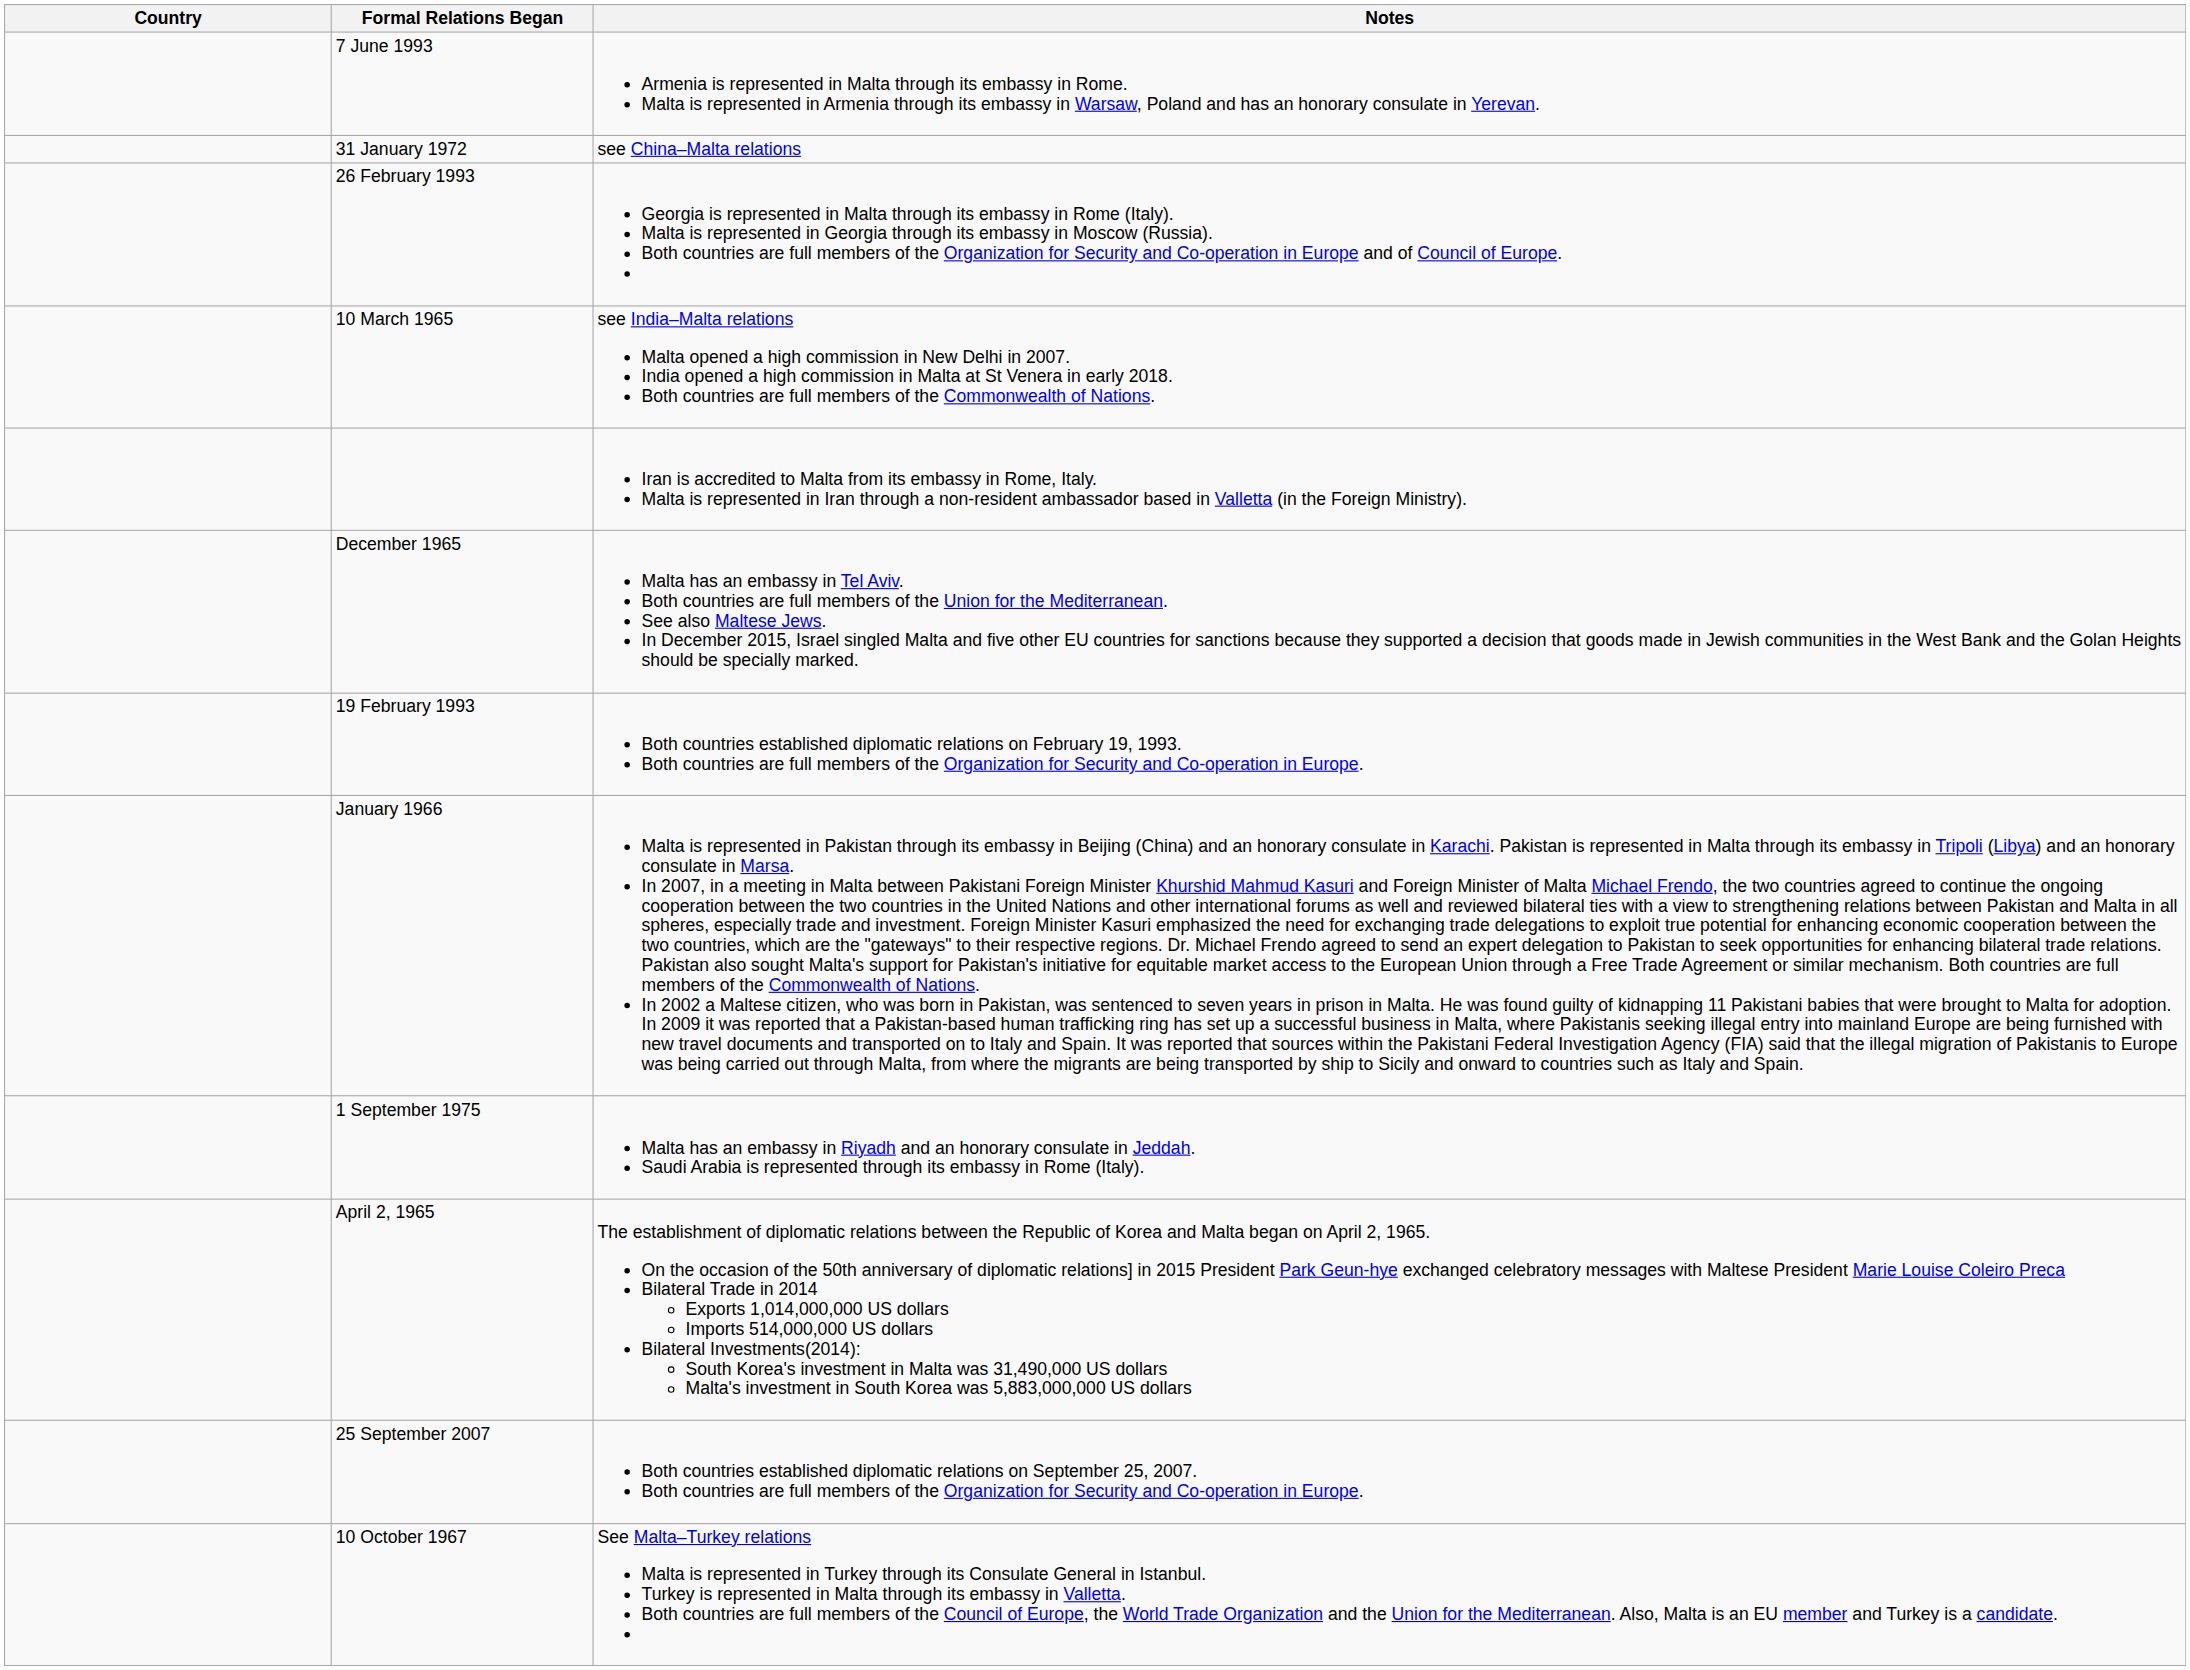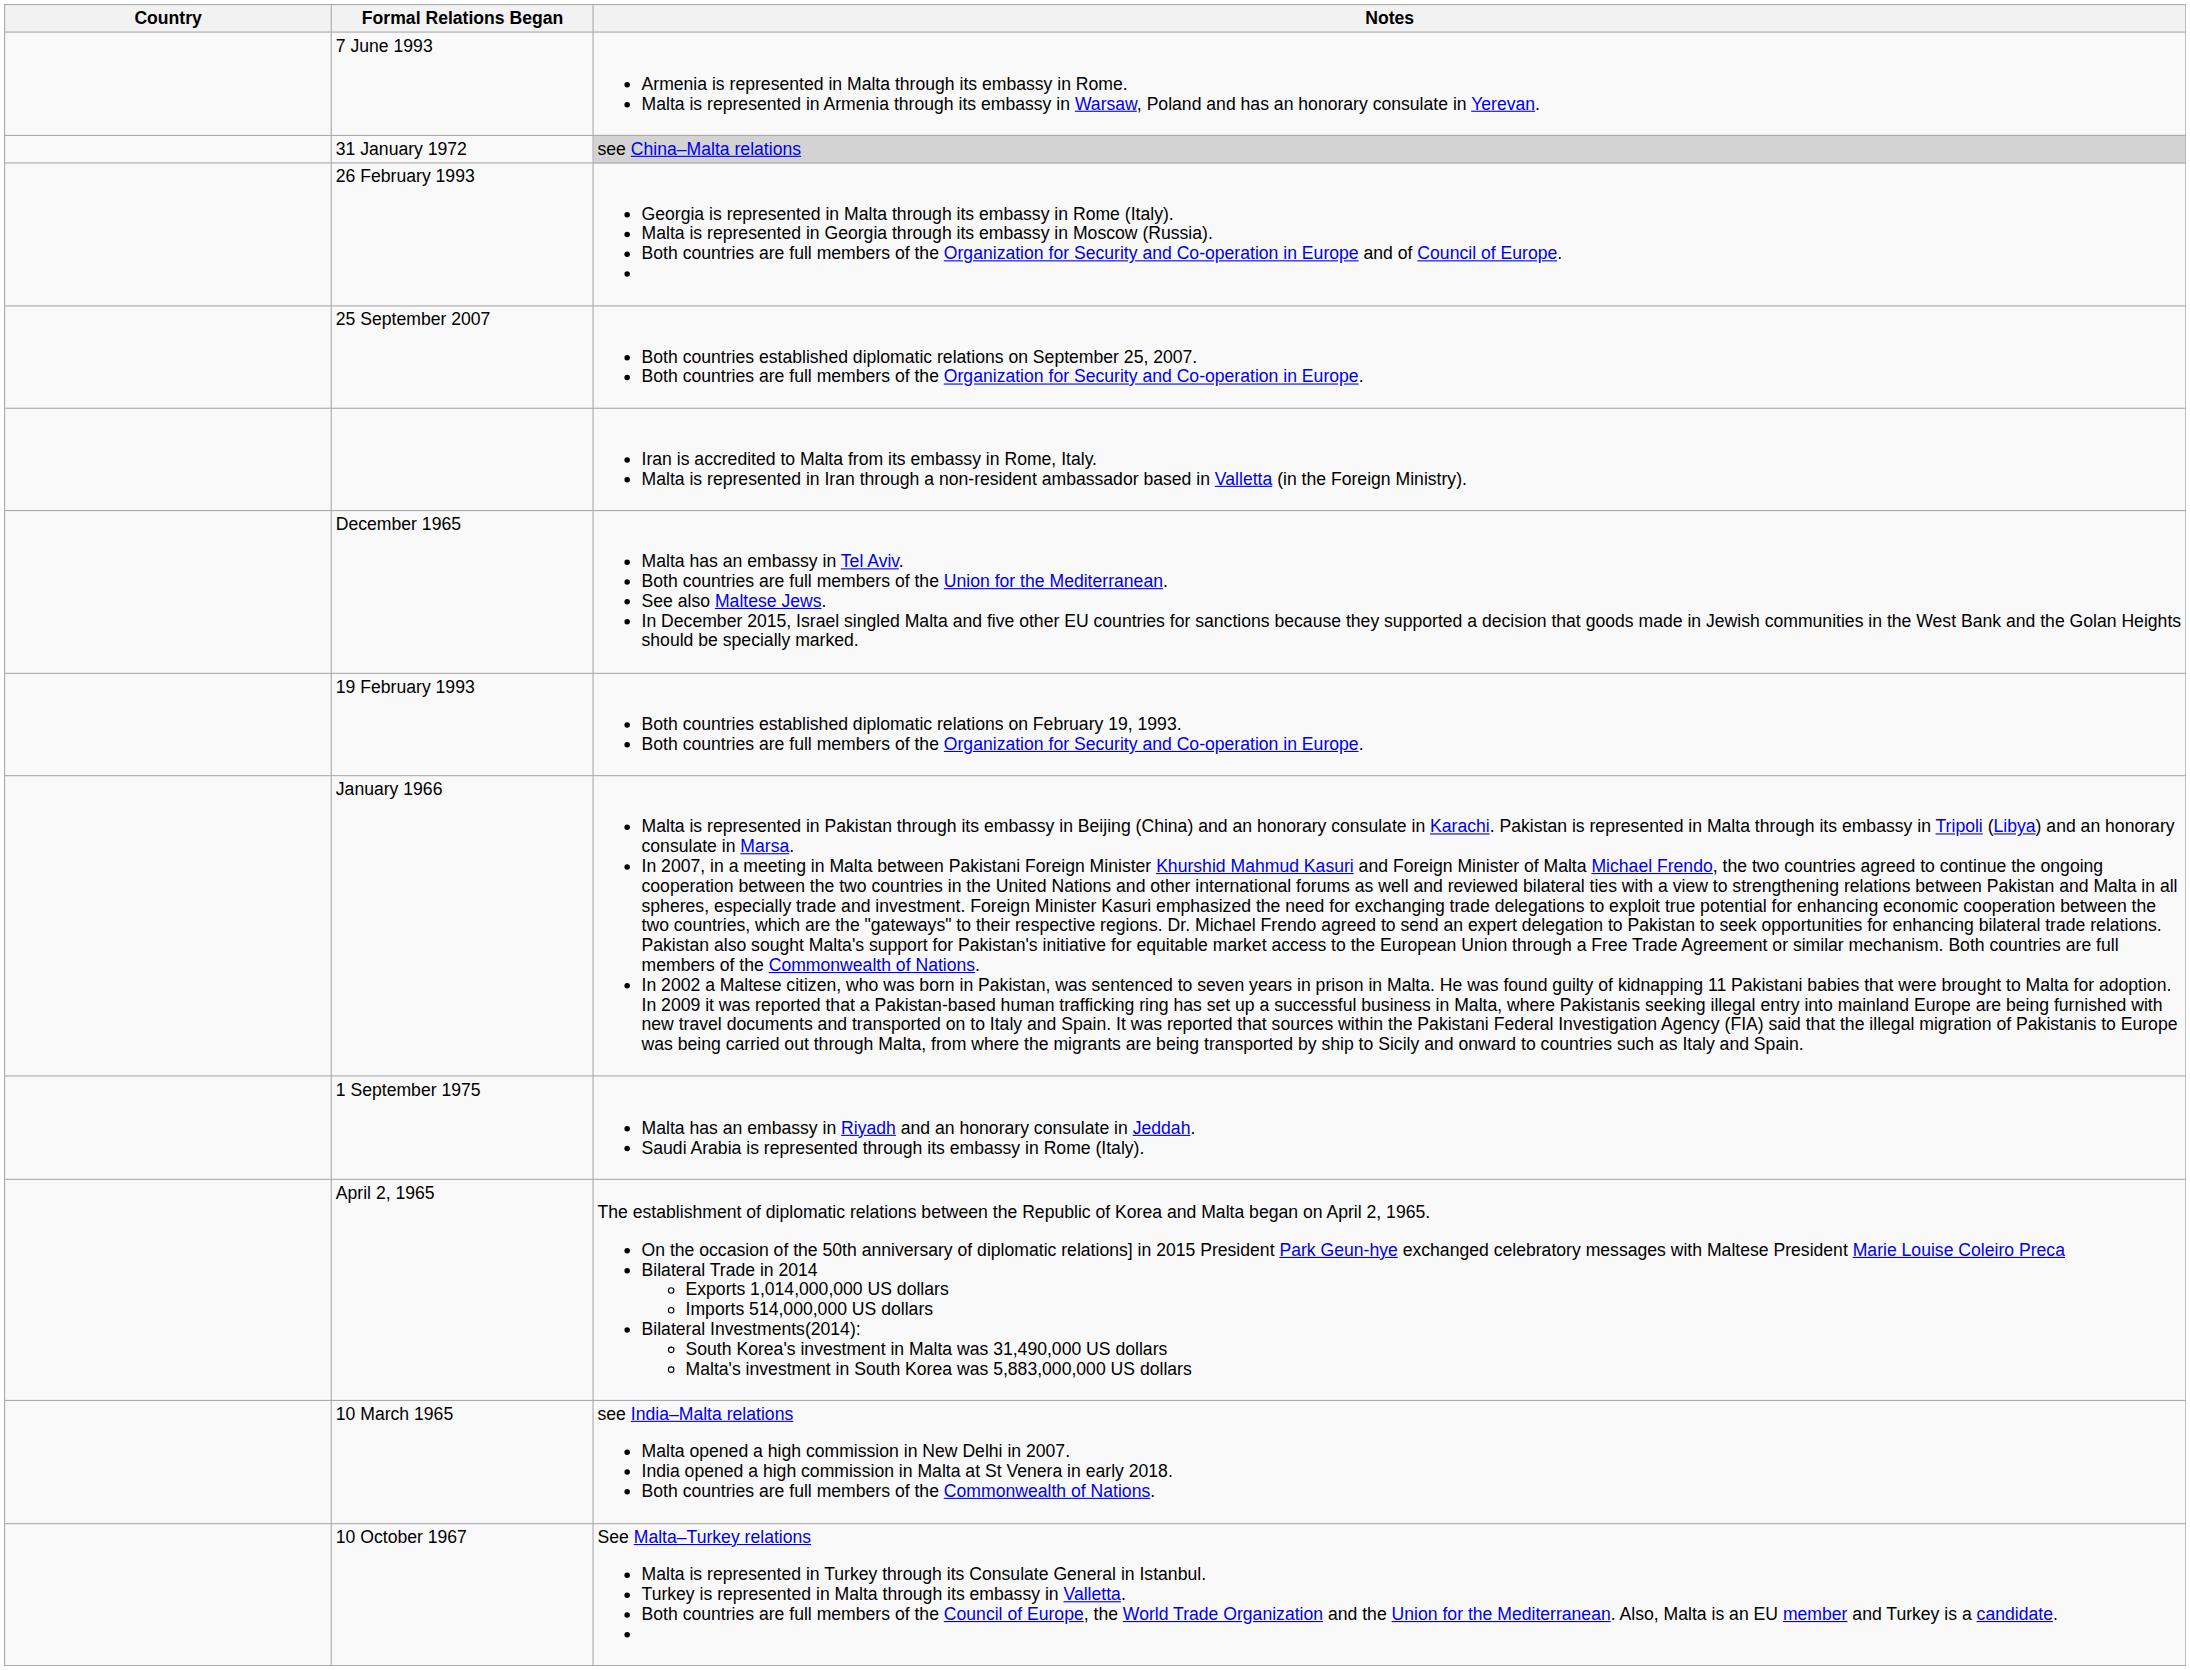(699, 149) no background -> (699, 149) lightgrey background
rows swapped: (394, 319) <-> (413, 1434)
